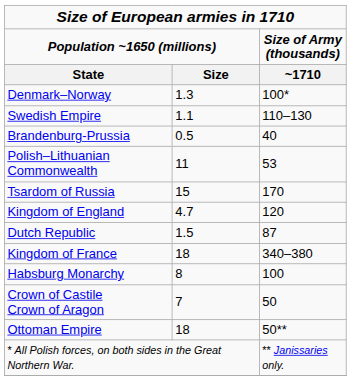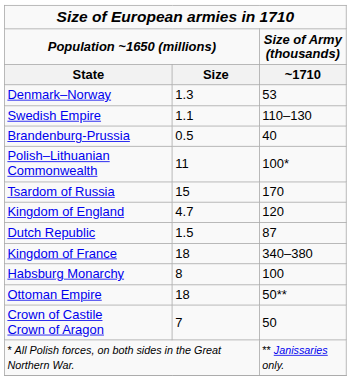(276, 95) 100* -> (270, 95) 53
(270, 164) 53 -> (276, 164) 100*
rows swapped: (56, 302) <-> (55, 329)
